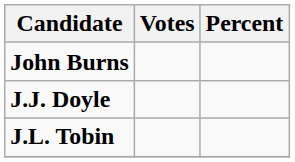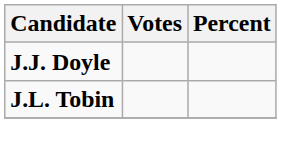- row: (70, 61)
